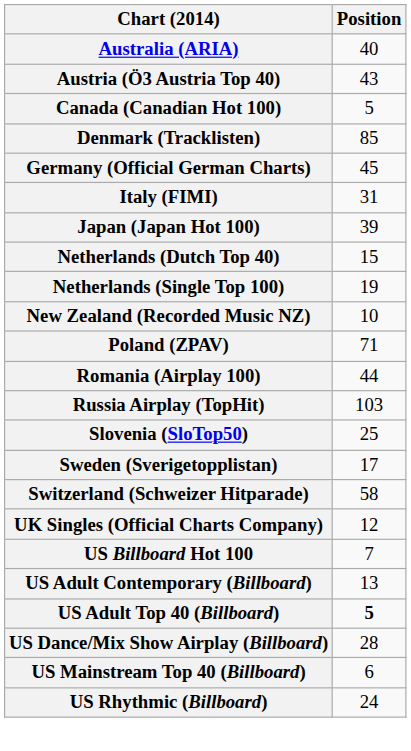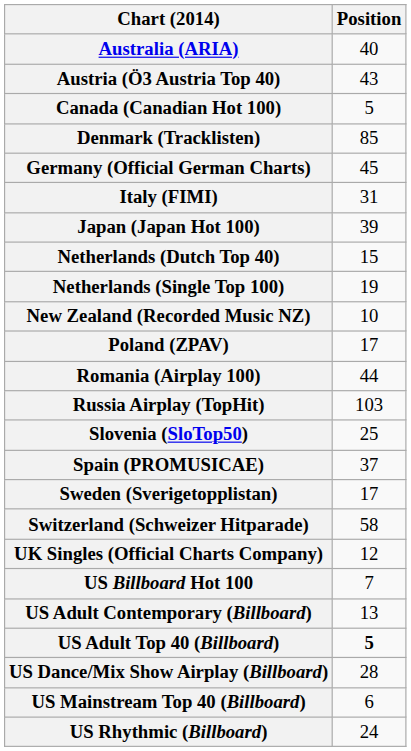(369, 345) 71 -> (369, 345) 17
+ row: (169, 464)
